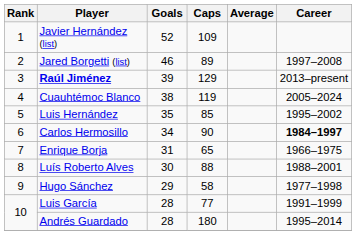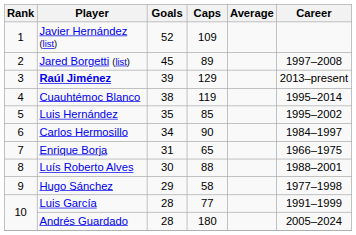(167, 61) 46 -> (167, 61) 45
(314, 97) 2005–2024 -> (314, 97) 1995–2014
(314, 132) bold -> (314, 132) normal
(314, 221) 1995–2014 -> (314, 221) 2005–2024
